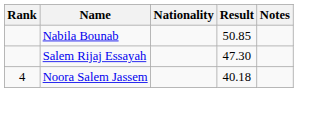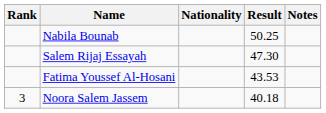(237, 35) 50.85 -> (264, 35) 50.25
+ row: (109, 77)
(22, 77) 4 -> (22, 98) 3
